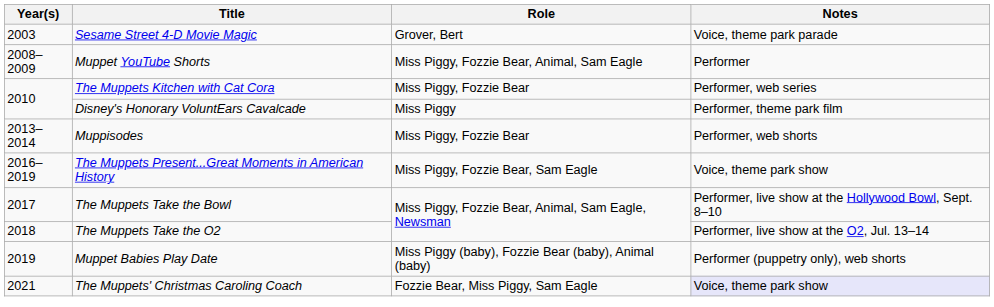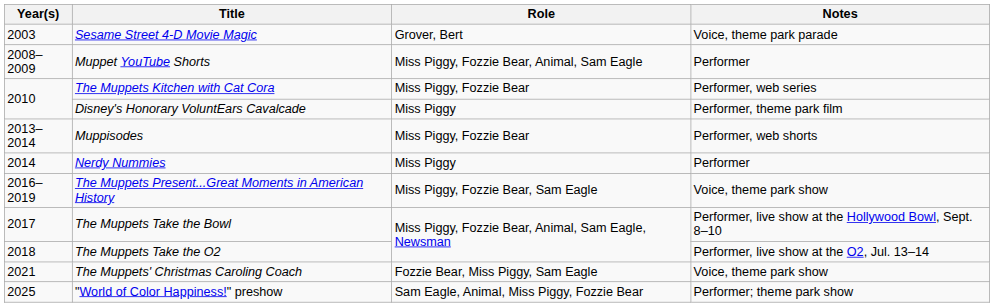+ row: (120, 163)
- row: (146, 258)
(761, 286) lavender background -> (761, 271) no background
+ row: (179, 291)
